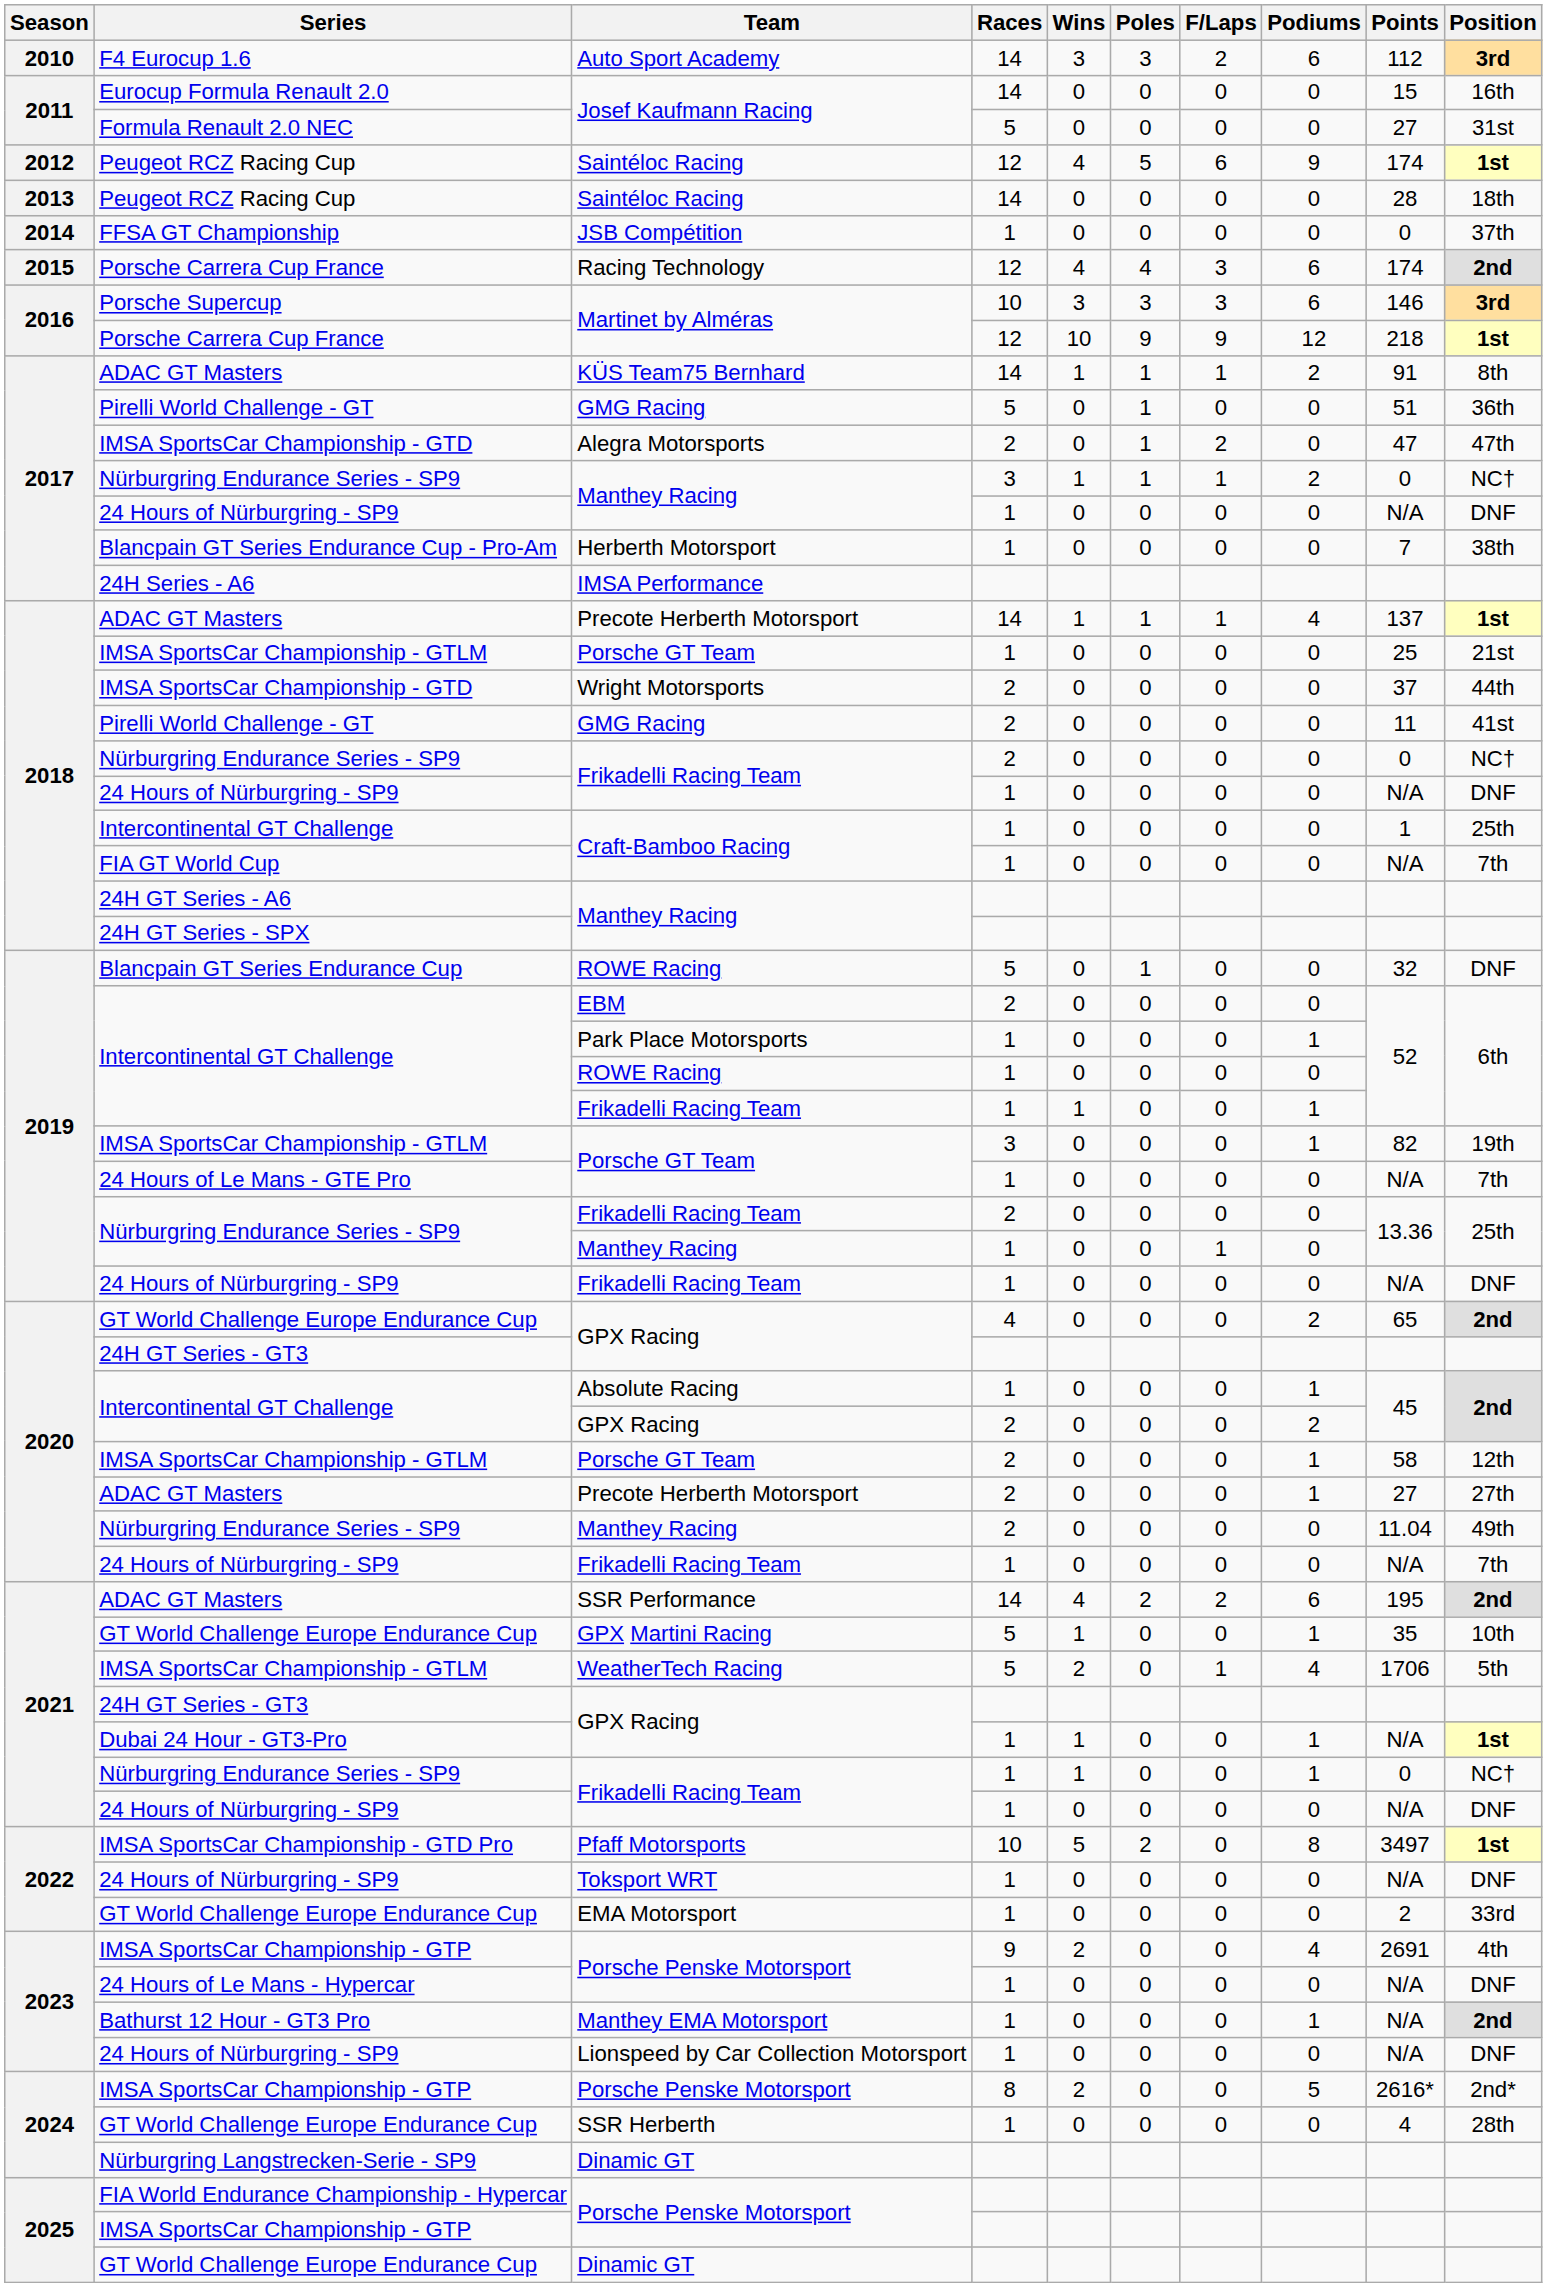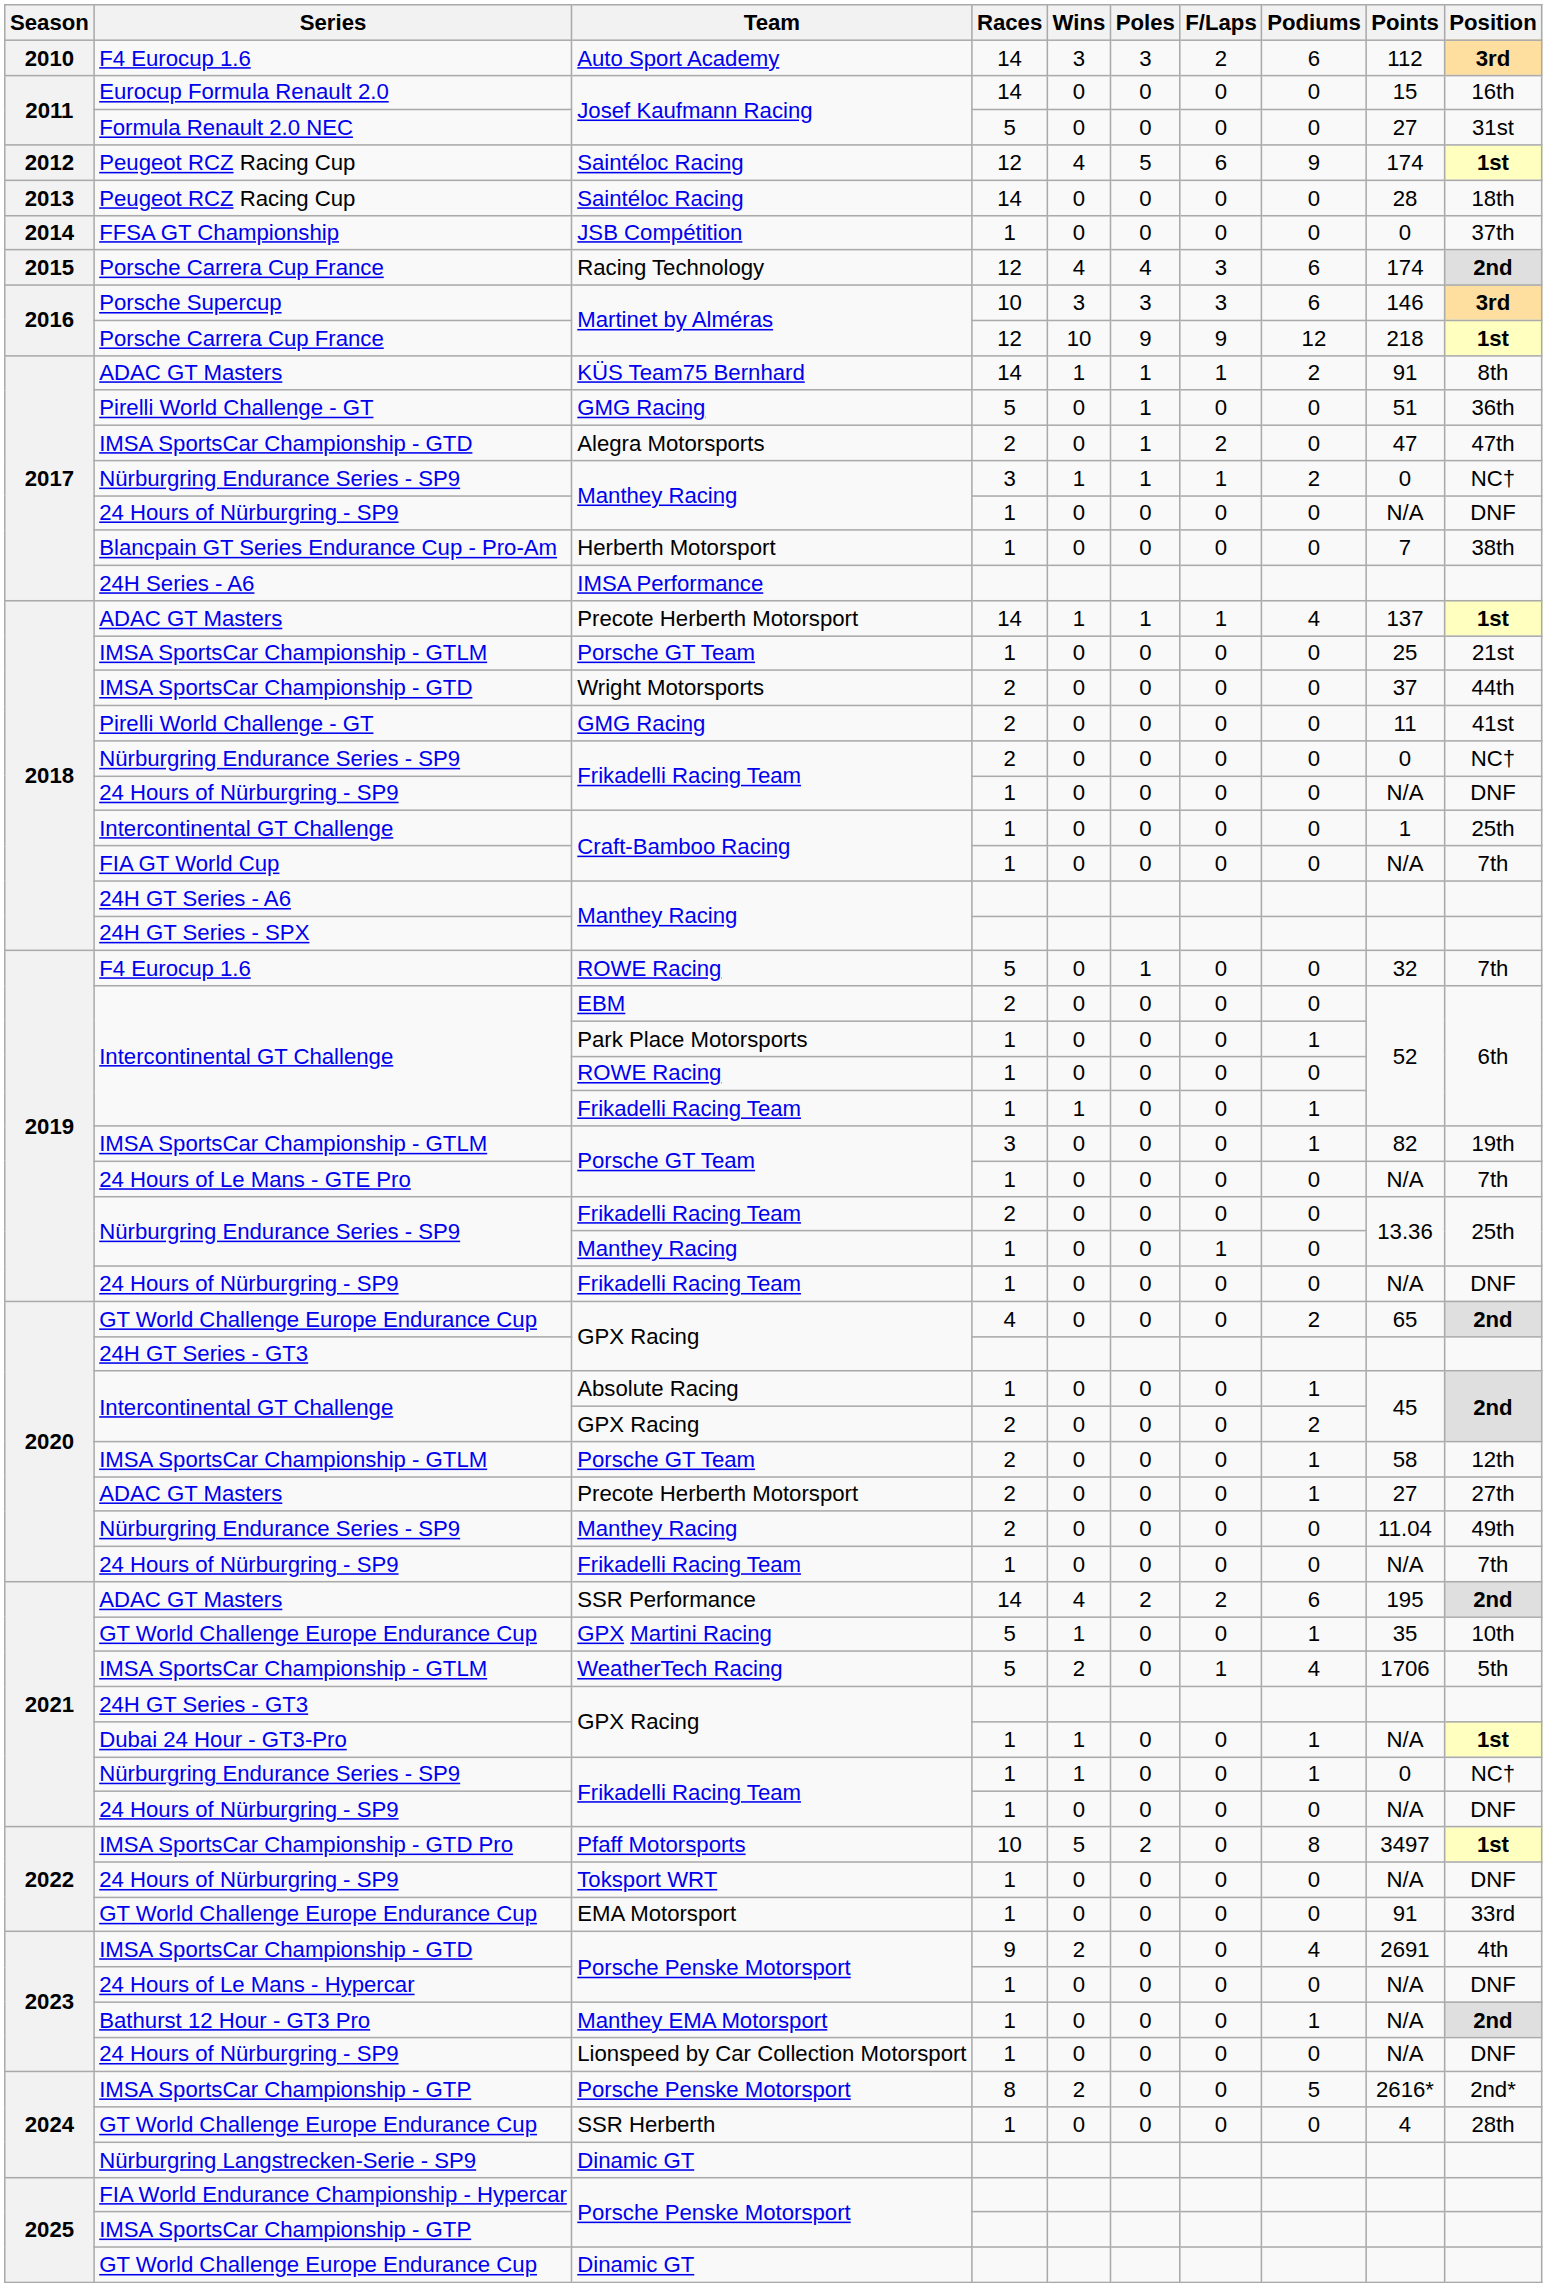(281, 969) Blancpain GT Series Endurance Cup -> (175, 969) F4 Eurocup 1.6
(1493, 969) DNF -> (1493, 969) 7th
(1405, 1915) 2 -> (1405, 1915) 91
(285, 1950) IMSA SportsCar Championship - GTP -> (286, 1950) IMSA SportsCar Championship - GTD
